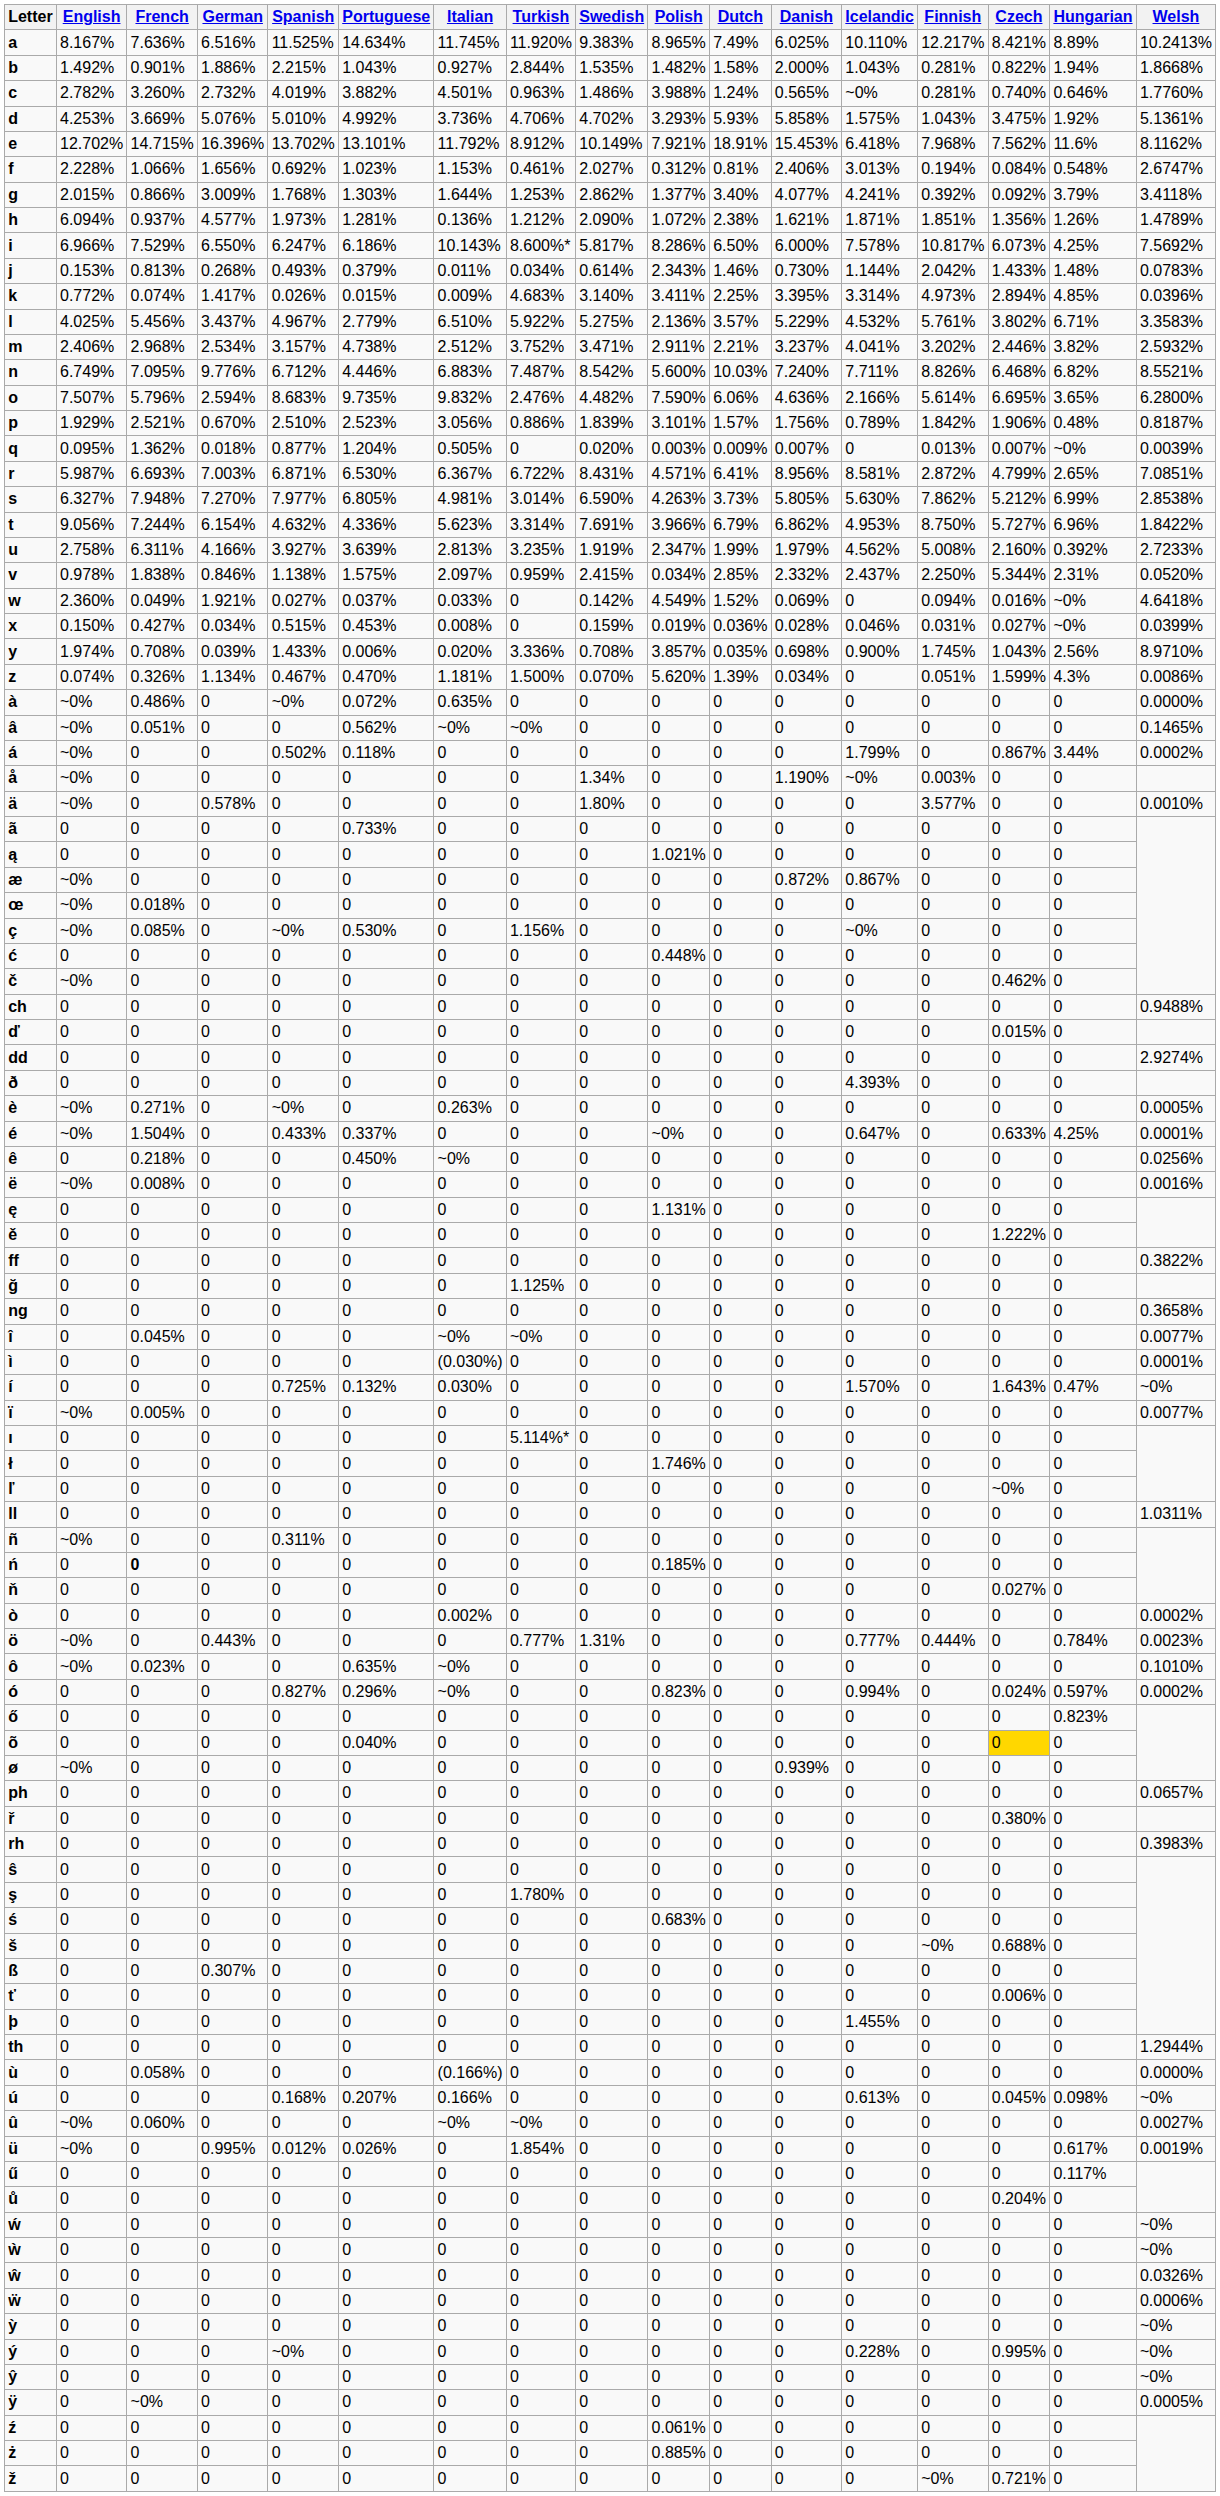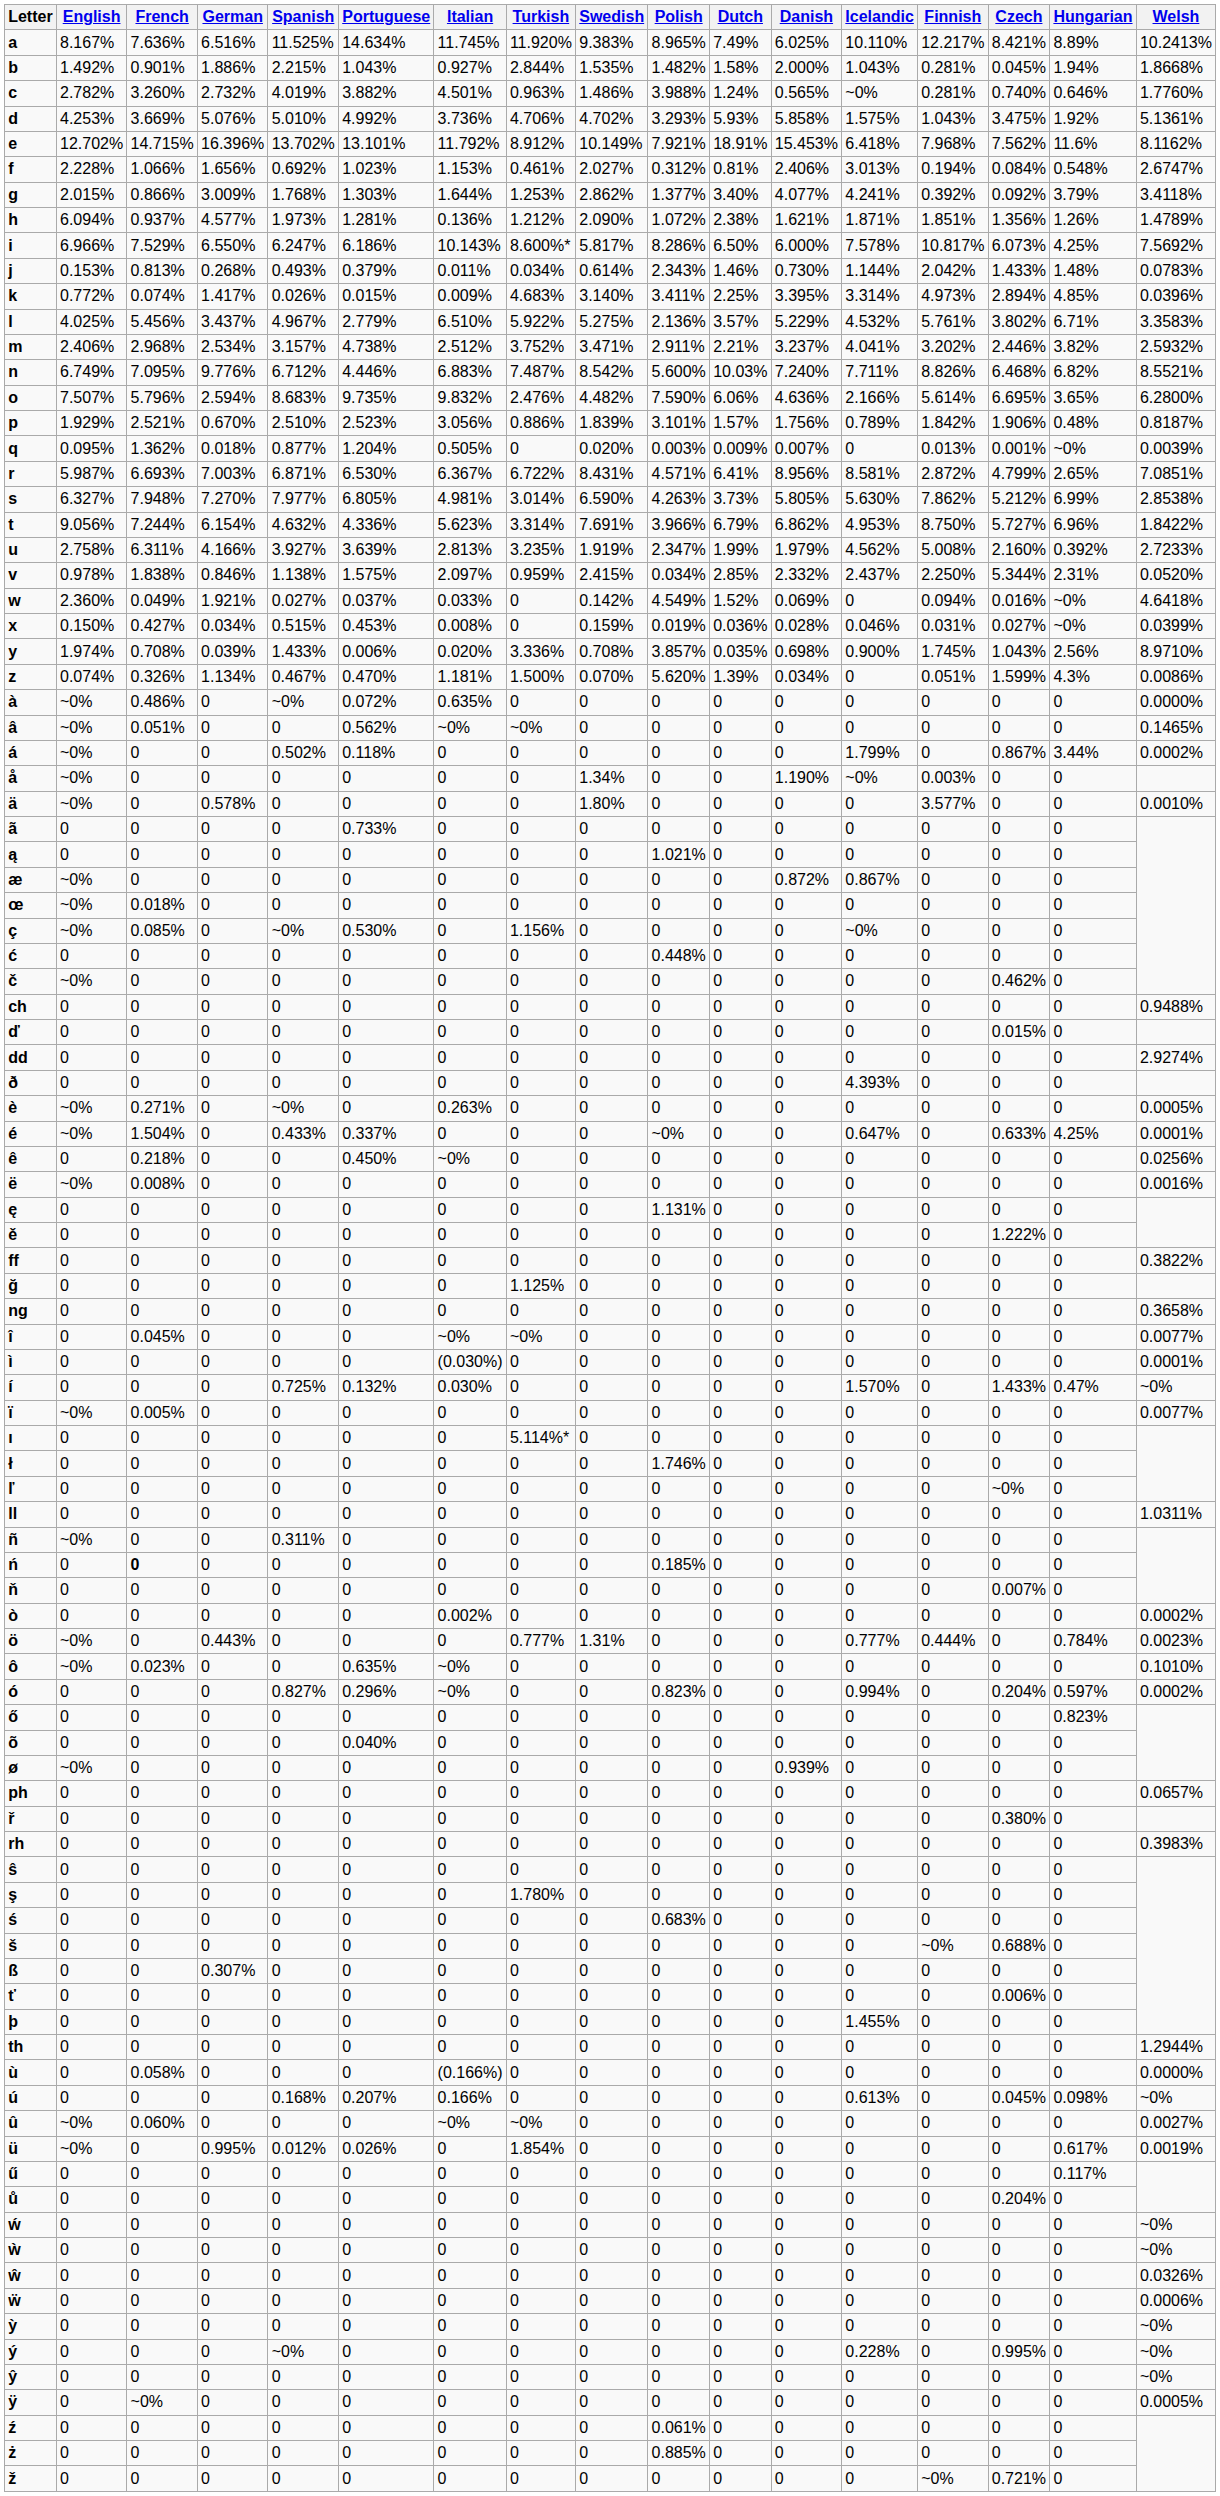(1019, 67) 0.822% -> (1019, 67) 0.045%
(1019, 448) 0.007% -> (1019, 448) 0.001%
(1019, 1387) 1.643% -> (1019, 1387) 1.433%
(1019, 1590) 0.027% -> (1019, 1590) 0.007%
(1019, 1691) 0.024% -> (1019, 1691) 0.204%
(996, 1742) gold background -> (996, 1742) no background
